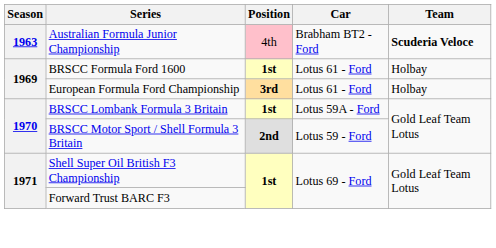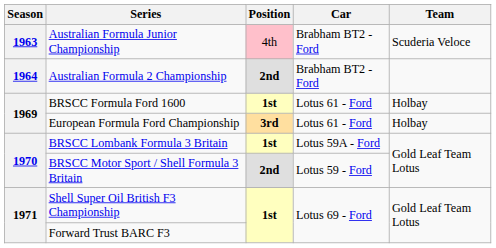(432, 41) bold -> (431, 41) normal
+ row: (138, 76)
